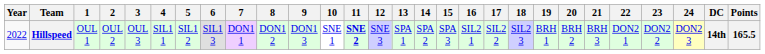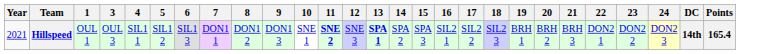- column: (112, 12)
(17, 34) 2022 -> (17, 34) 2021
(403, 34) normal -> (378, 34) bold
(744, 34) 165.5 -> (719, 34) 165.4
